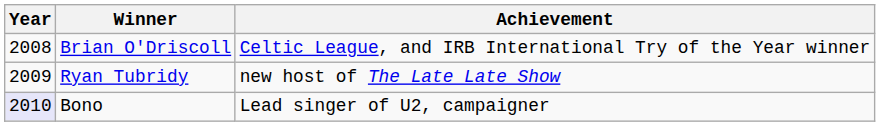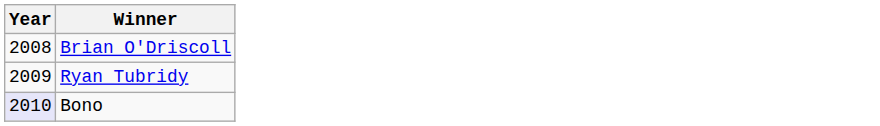- column: (555, 19)
